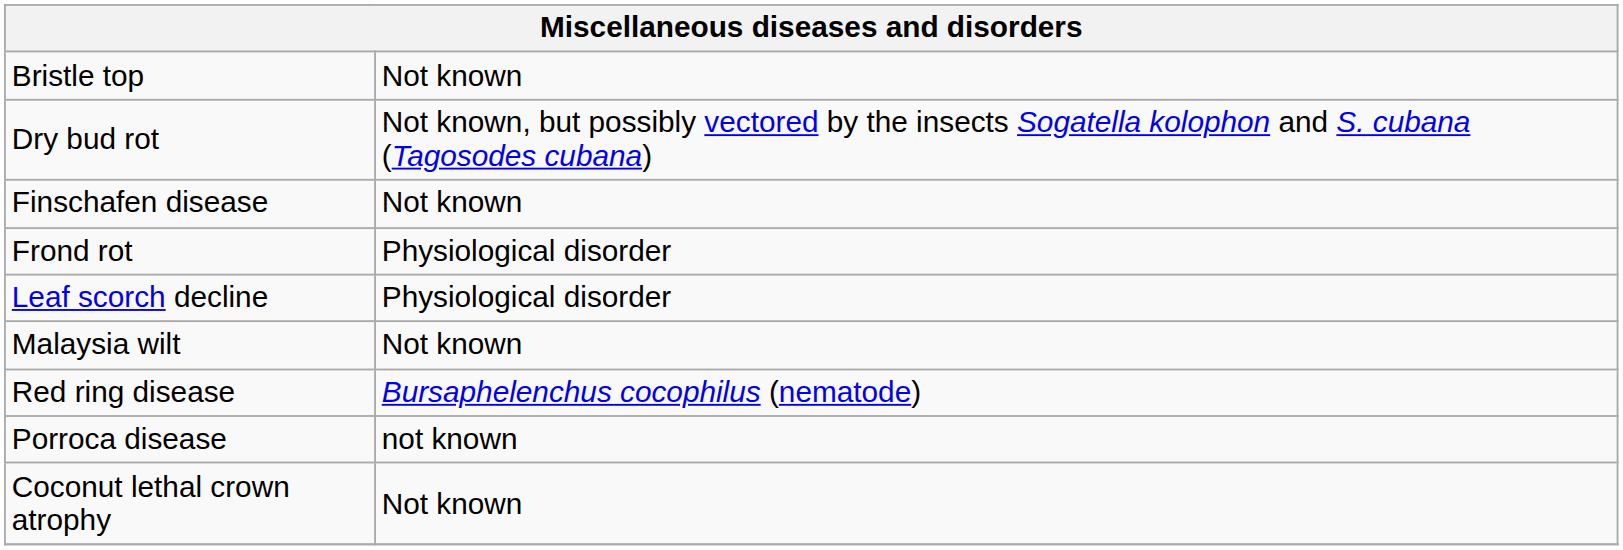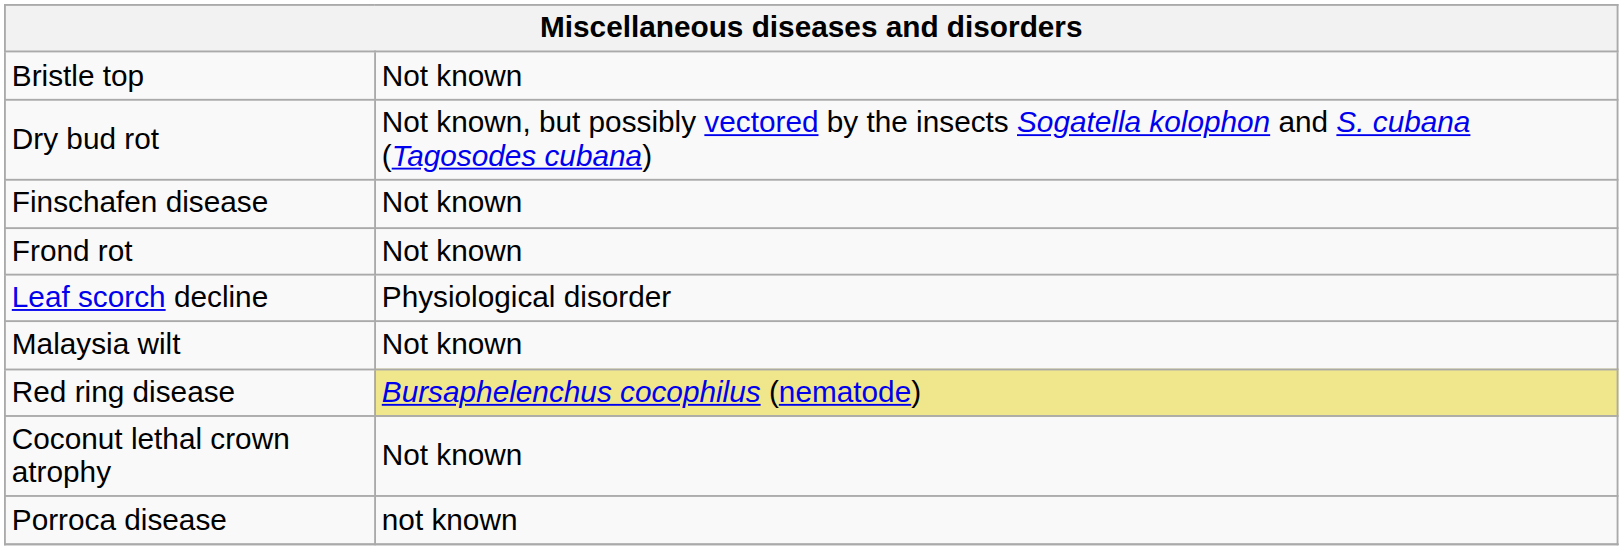(527, 250) Physiological disorder -> (452, 250) Not known
(651, 391) no background -> (651, 391) khaki background
rows swapped: (119, 439) <-> (151, 503)
